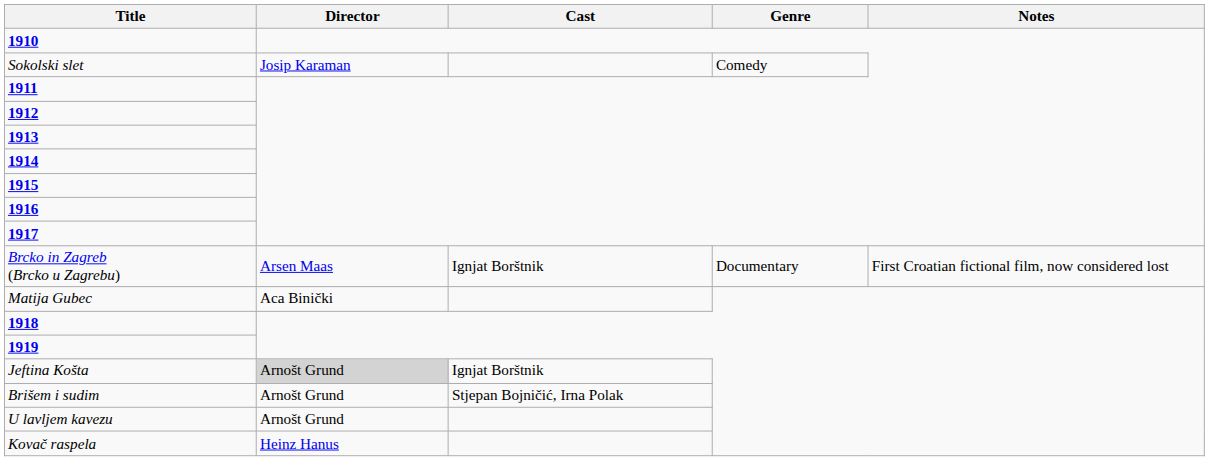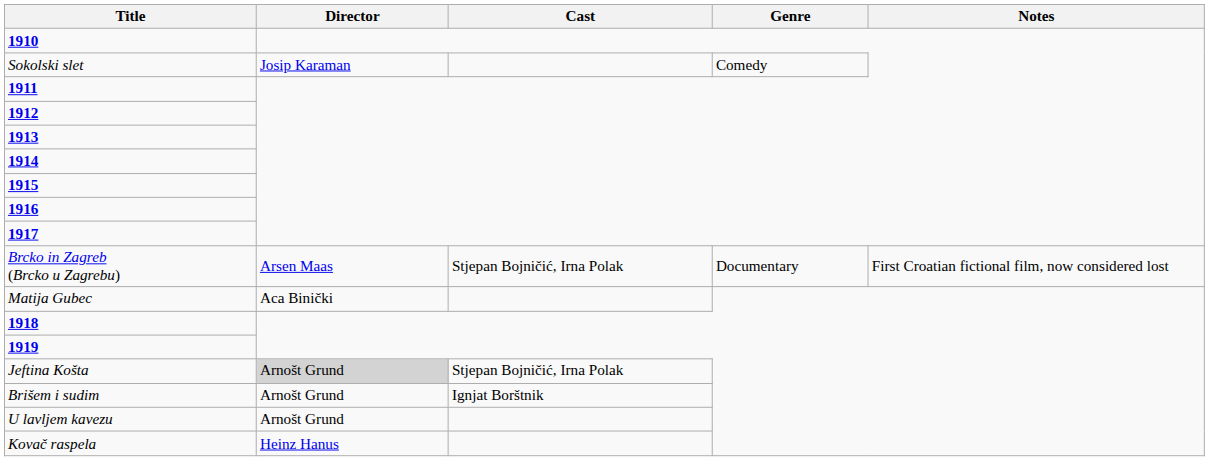(498, 266) Ignjat Borštnik -> (538, 266) Stjepan Bojničić, Irna Polak
(498, 371) Ignjat Borštnik -> (538, 371) Stjepan Bojničić, Irna Polak
(538, 395) Stjepan Bojničić, Irna Polak -> (498, 395) Ignjat Borštnik
